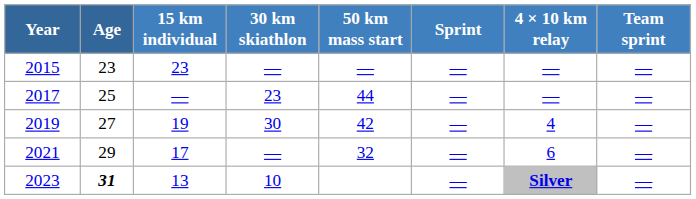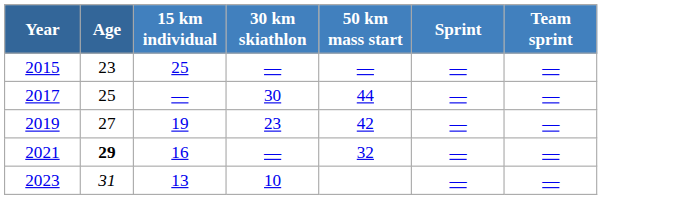- column: (551, 29)
(180, 67) 23 -> (180, 67) 25
(273, 95) 23 -> (273, 95) 30
(273, 124) 30 -> (273, 124) 23
(107, 152) normal -> (107, 152) bold
(180, 152) 17 -> (180, 152) 16
(107, 180) bold -> (107, 180) normal
